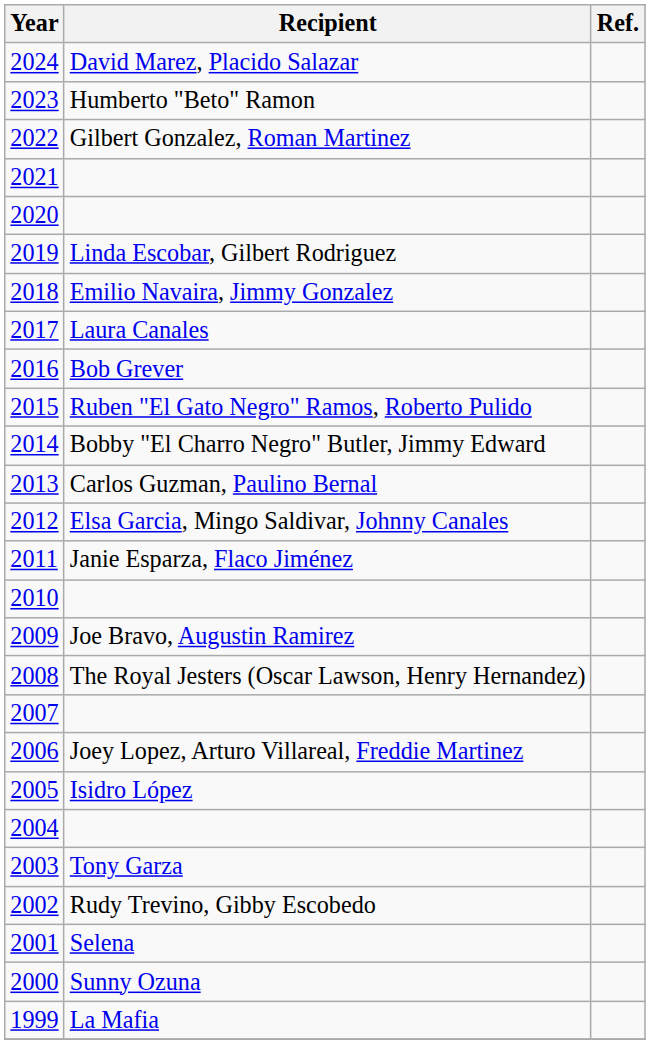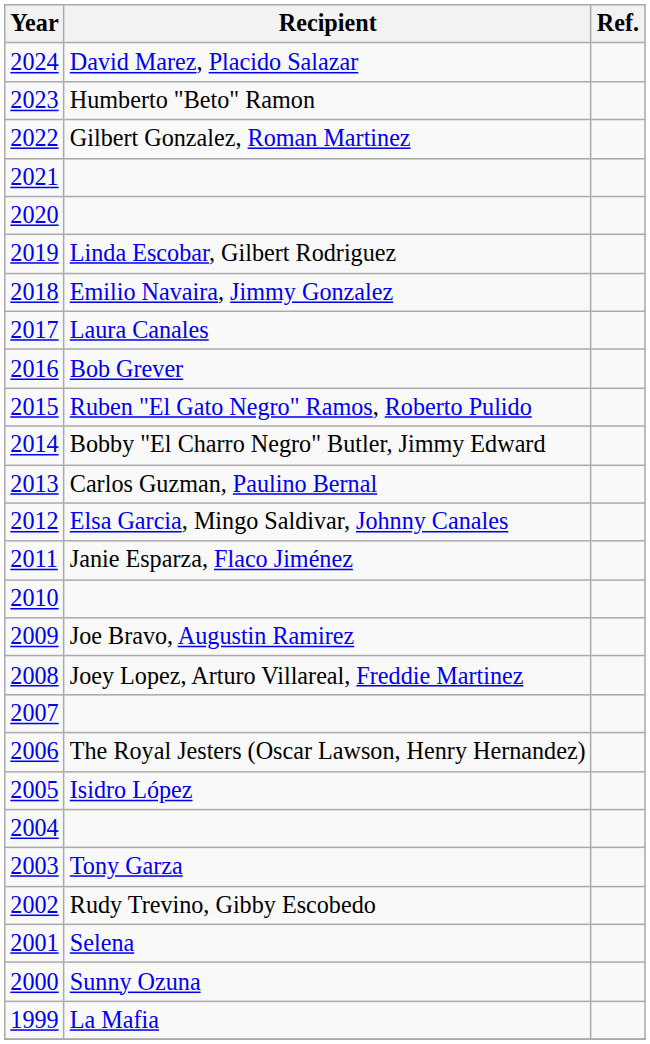(328, 675) The Royal Jesters (Oscar Lawson, Henry Hernandez) -> (297, 675) Joey Lopez, Arturo Villareal, Freddie Martinez
(297, 751) Joey Lopez, Arturo Villareal, Freddie Martinez -> (328, 751) The Royal Jesters (Oscar Lawson, Henry Hernandez)
